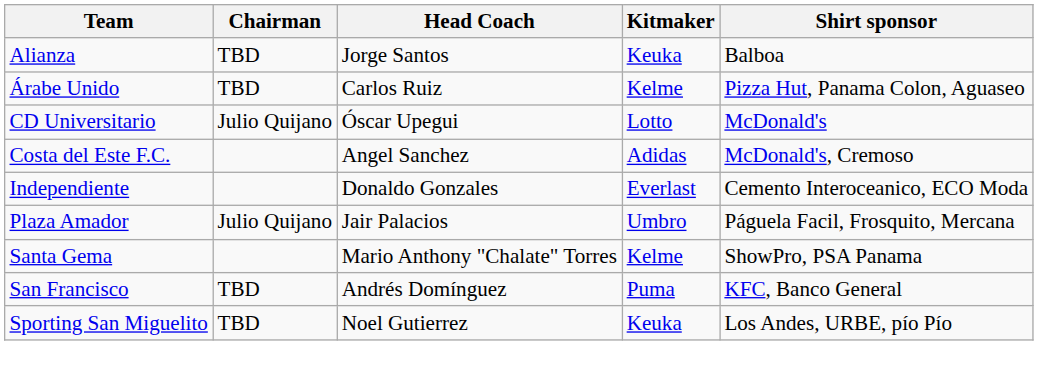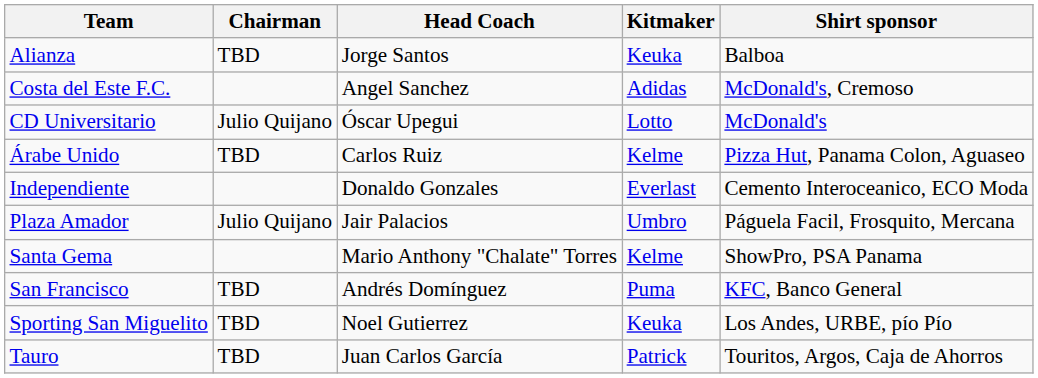rows swapped: (64, 88) <-> (90, 155)
+ row: (34, 356)
